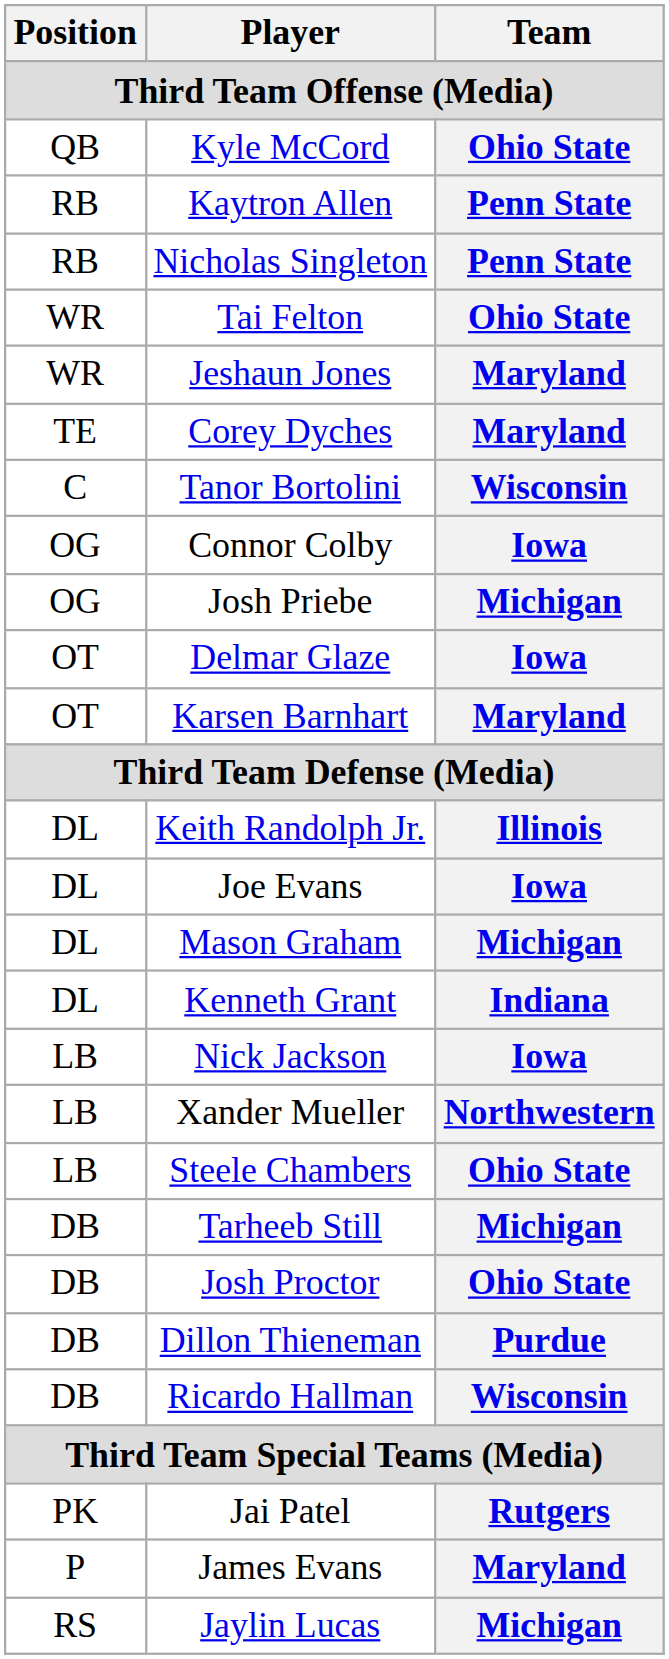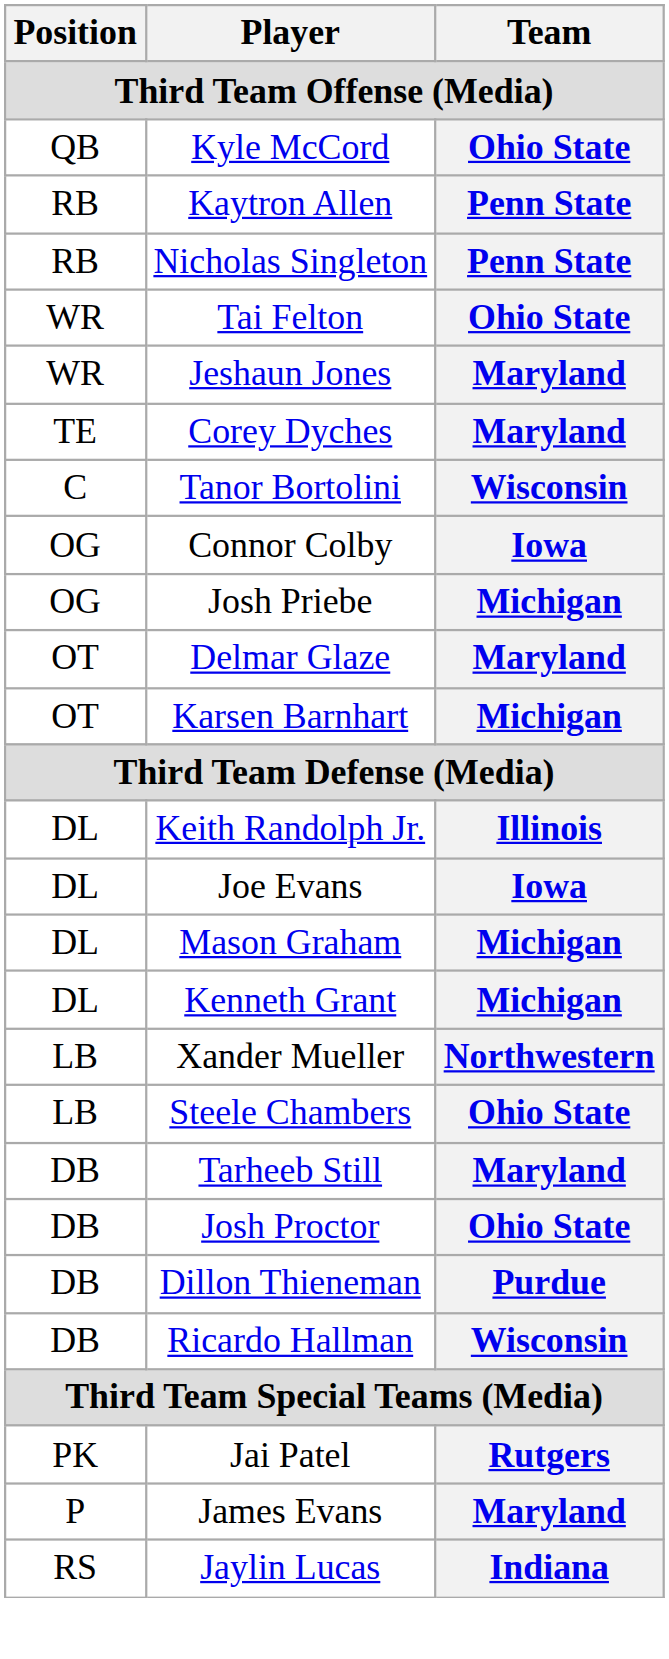(549, 658) Iowa -> (549, 658) Maryland
(549, 715) Maryland -> (549, 715) Michigan
(549, 999) Indiana -> (549, 999) Michigan
- row: (290, 1056)
(549, 1226) Michigan -> (549, 1169) Maryland
(549, 1624) Michigan -> (549, 1567) Indiana
